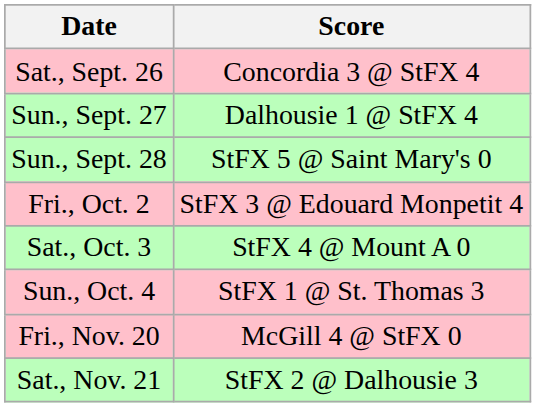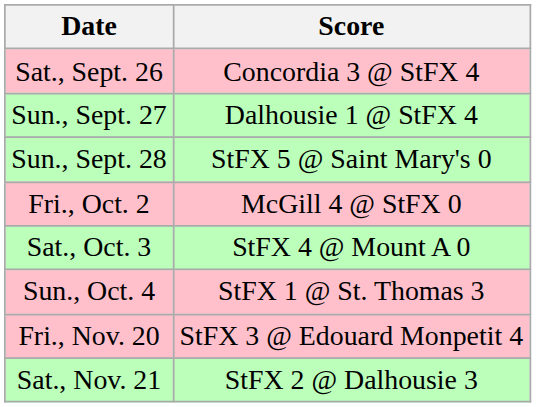(351, 203) StFX 3 @ Edouard Monpetit 4 -> (351, 203) McGill 4 @ StFX 0
(351, 335) McGill 4 @ StFX 0 -> (351, 335) StFX 3 @ Edouard Monpetit 4
